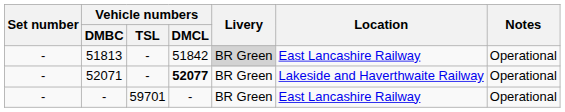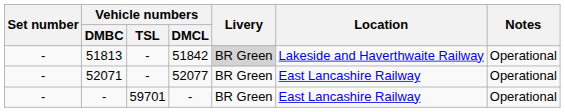(349, 55) East Lancashire Railway -> (381, 55) Lakeside and Haverthwaite Railway
(190, 76) bold -> (190, 76) normal
(381, 76) Lakeside and Haverthwaite Railway -> (349, 76) East Lancashire Railway
